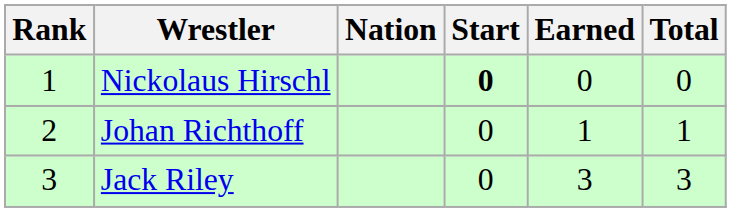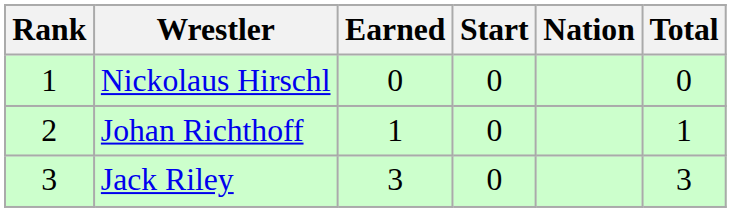columns swapped: (391, 29) <-> (585, 29)
(486, 79) bold -> (494, 79) normal
